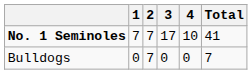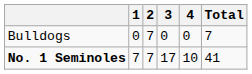rows swapped: (39, 58) <-> (67, 37)
